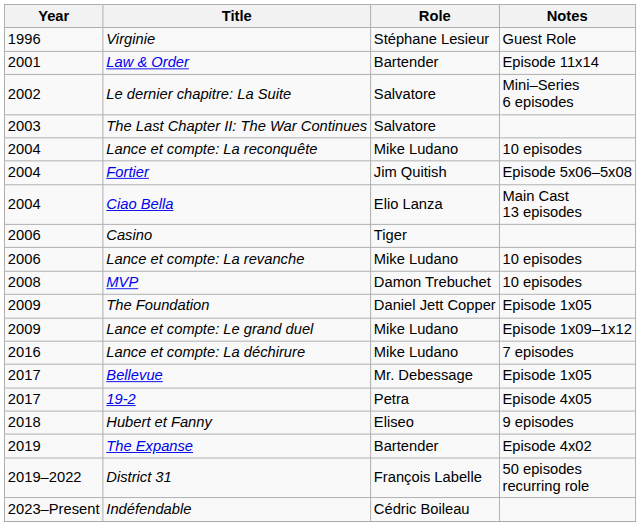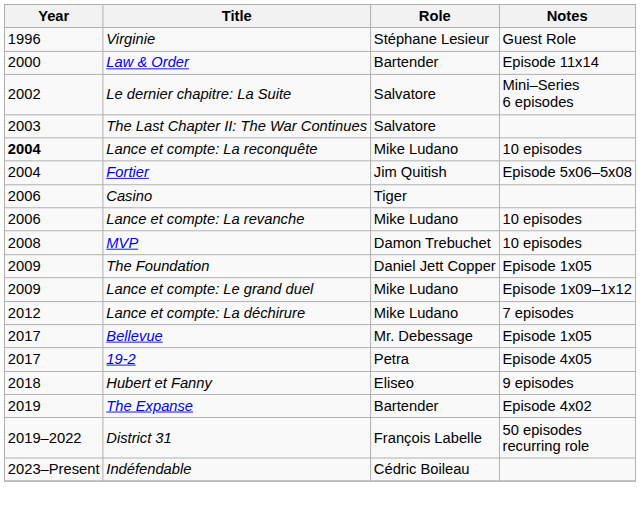(24, 62) 2001 -> (24, 62) 2000
(24, 149) normal -> (24, 149) bold
- row: (140, 204)
(24, 352) 2016 -> (24, 312) 2012
